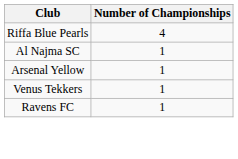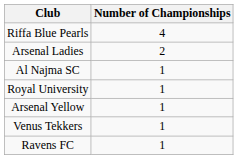+ row: (48, 51)
+ row: (48, 88)
